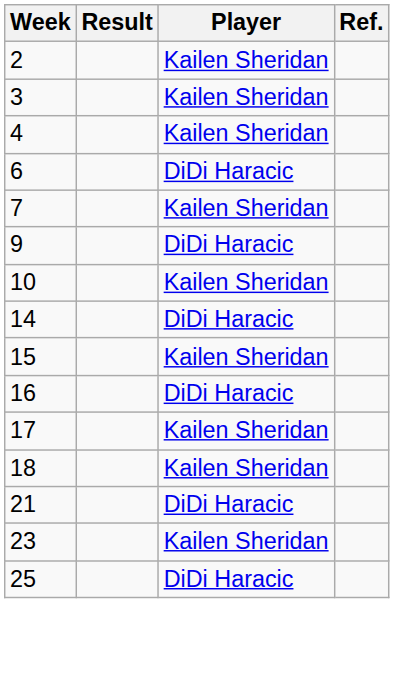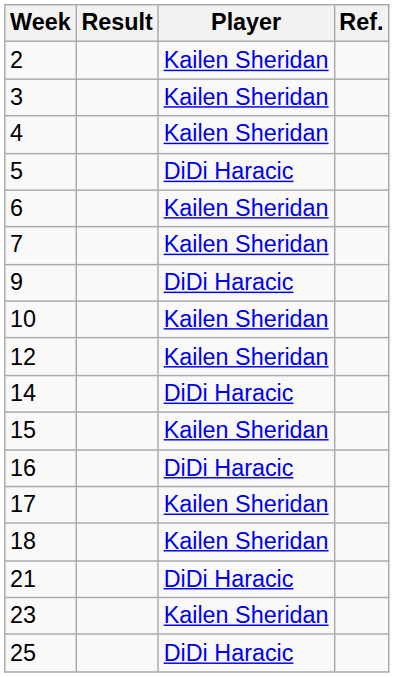+ row: (17, 171)
(229, 171) DiDi Haracic -> (246, 208) Kailen Sheridan
+ row: (23, 356)
